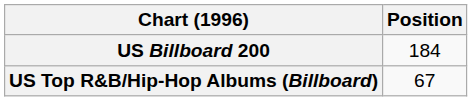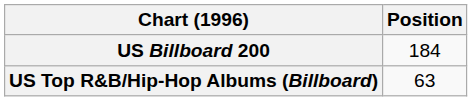(425, 80) 67 -> (425, 80) 63
